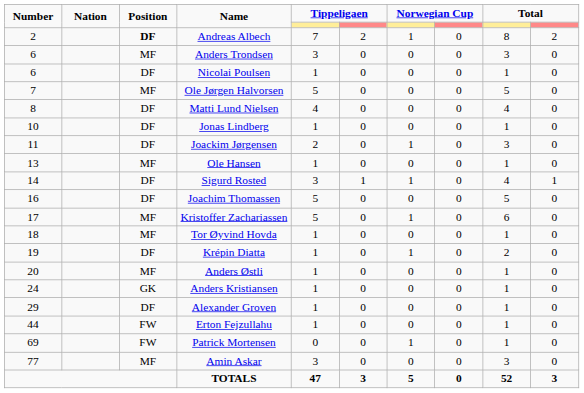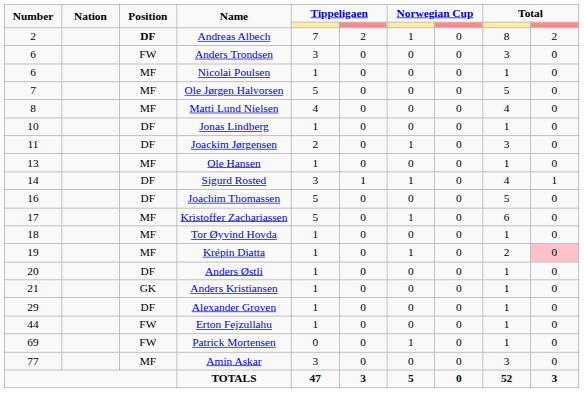(148, 54) MF -> (148, 54) FW
(148, 72) DF -> (148, 72) MF
(148, 108) DF -> (148, 108) MF
(148, 252) DF -> (148, 252) MF
(554, 252) no background -> (554, 252) pink background
(148, 270) MF -> (148, 270) DF
(33, 288) 24 -> (33, 288) 21
